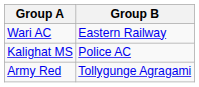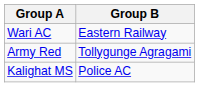rows swapped: (40, 52) <-> (34, 71)
